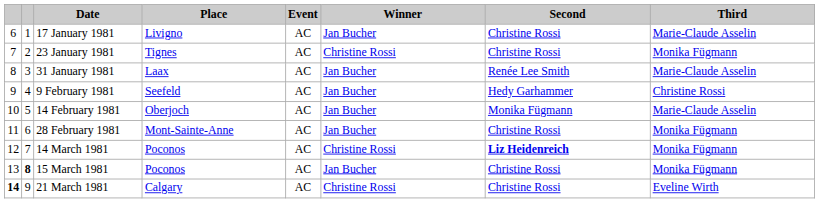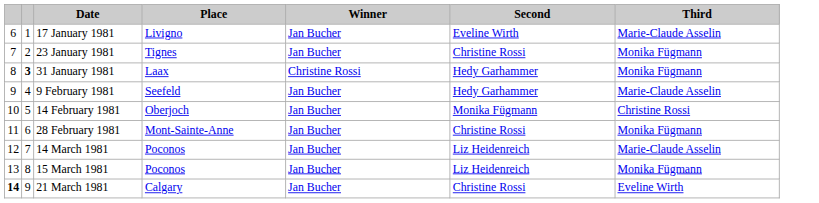- column: (303, 13)
(524, 33) Christine Rossi -> (486, 33) Eveline Wirth
(360, 52) Christine Rossi -> (315, 52) Jan Bucher
(28, 71) normal -> (28, 71) bold
(350, 71) Jan Bucher -> (324, 71) Christine Rossi
(529, 71) Renée Lee Smith -> (495, 71) Hedy Garhammer
(704, 71) Marie-Claude Asselin -> (660, 71) Monika Fügmann
(689, 91) Christine Rossi -> (669, 91) Marie-Claude Asselin
(704, 110) Marie-Claude Asselin -> (654, 110) Christine Rossi
(360, 149) Christine Rossi -> (315, 149) Jan Bucher
(528, 149) bold -> (491, 149) normal
(695, 149) Monika Fügmann -> (669, 149) Marie-Claude Asselin
(28, 168) bold -> (28, 168) normal
(524, 168) Christine Rossi -> (491, 168) Liz Heidenreich
(360, 188) Christine Rossi -> (315, 188) Jan Bucher
